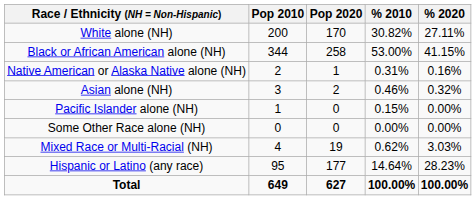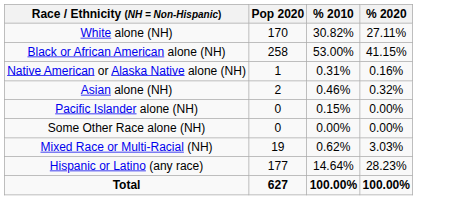- column: (278, 14)
